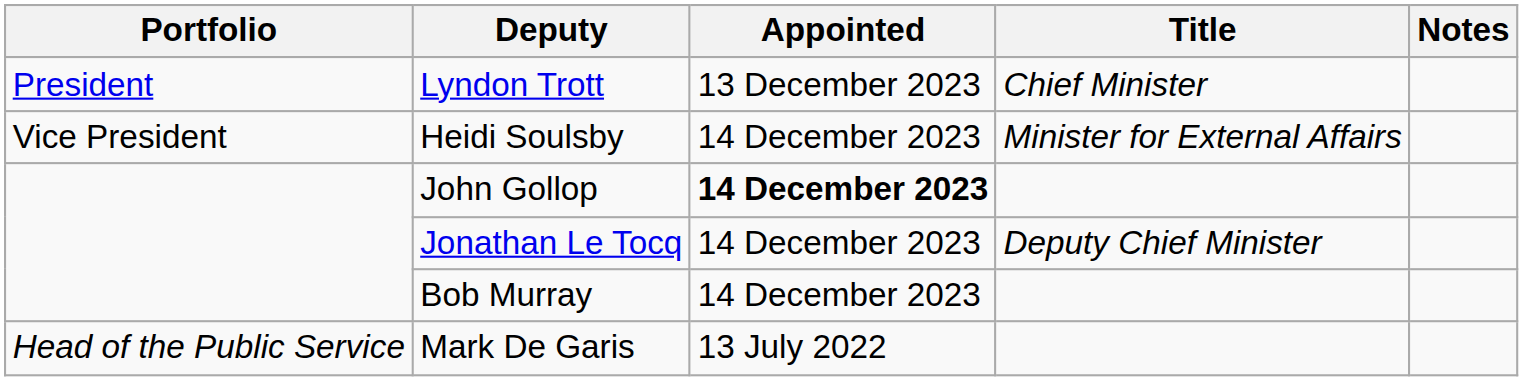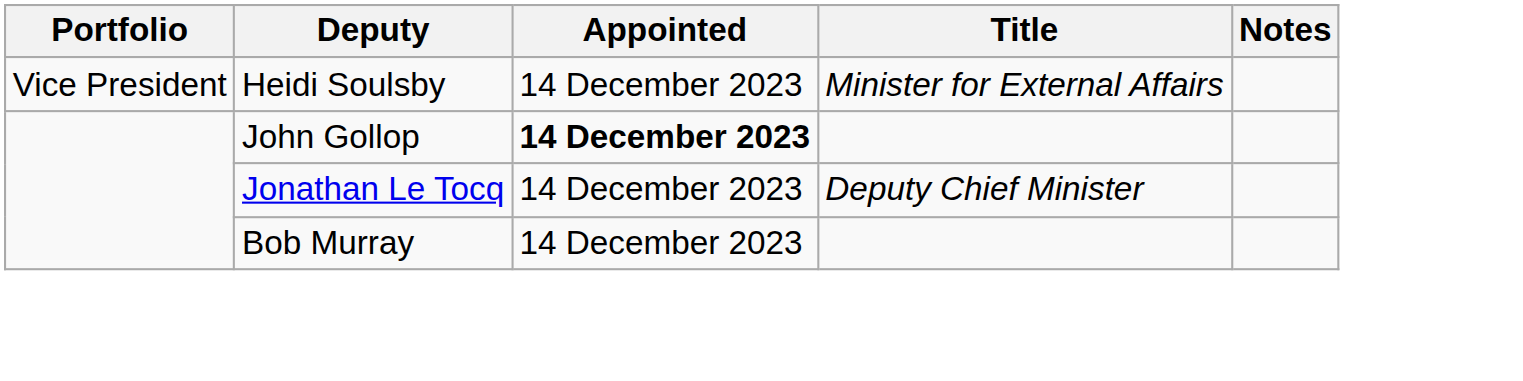- row: (512, 83)
- row: (527, 347)
